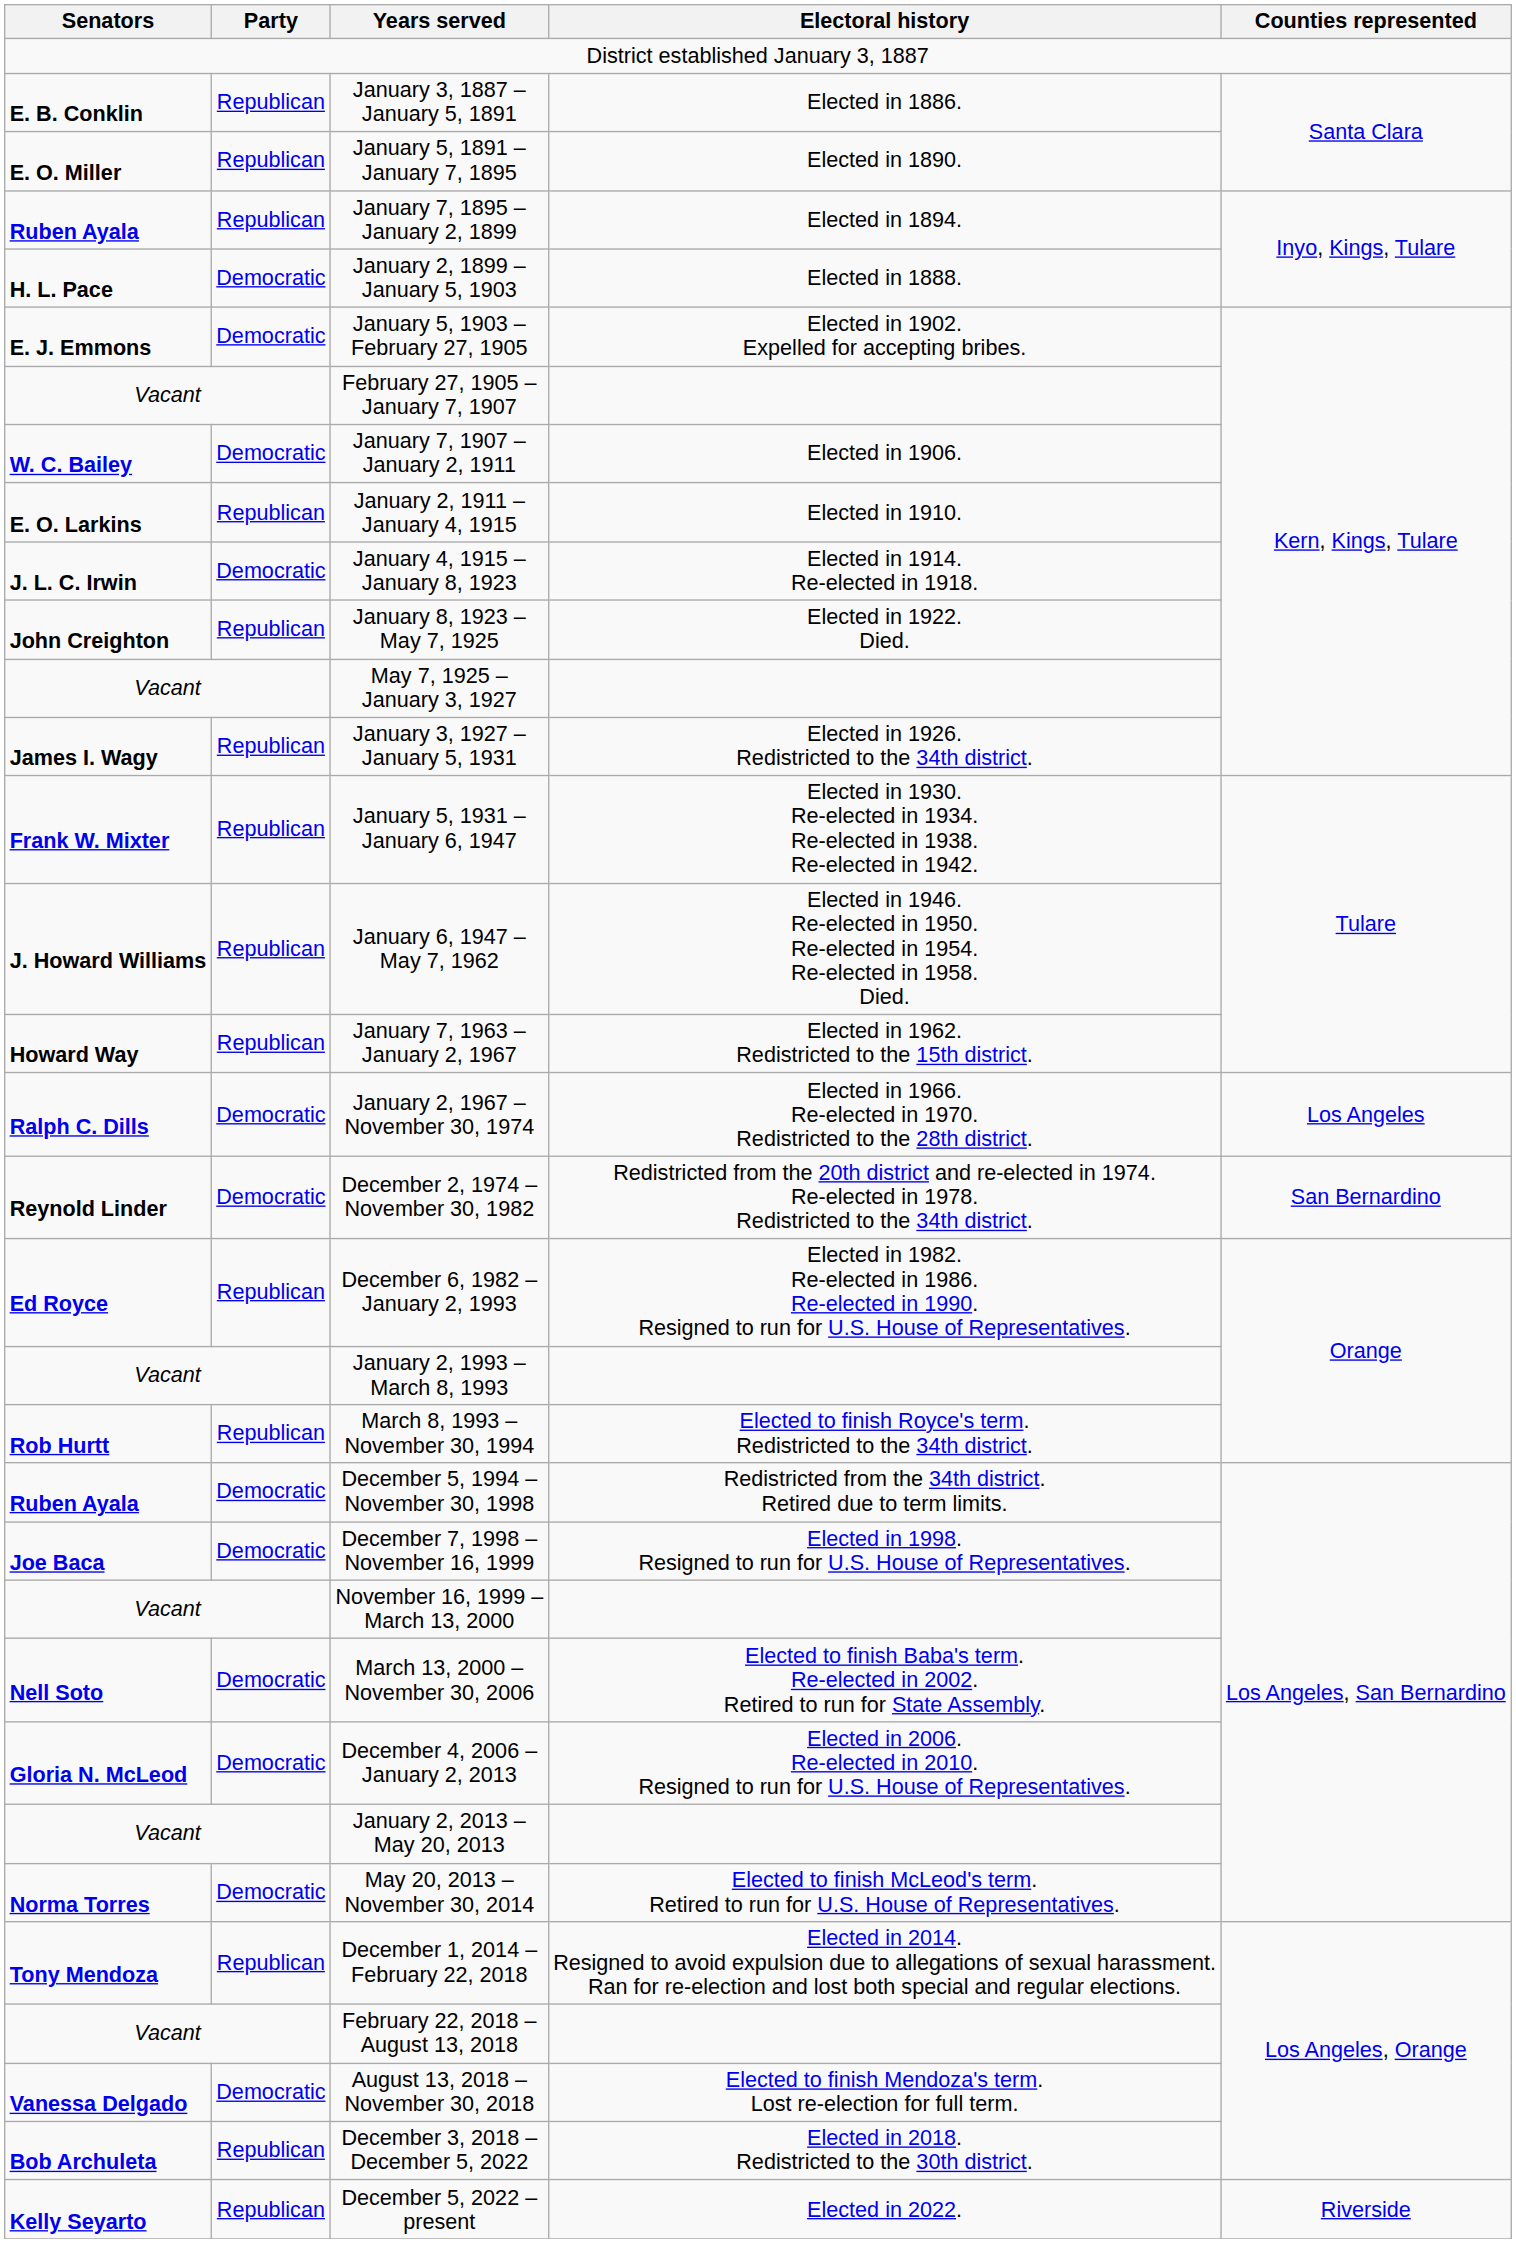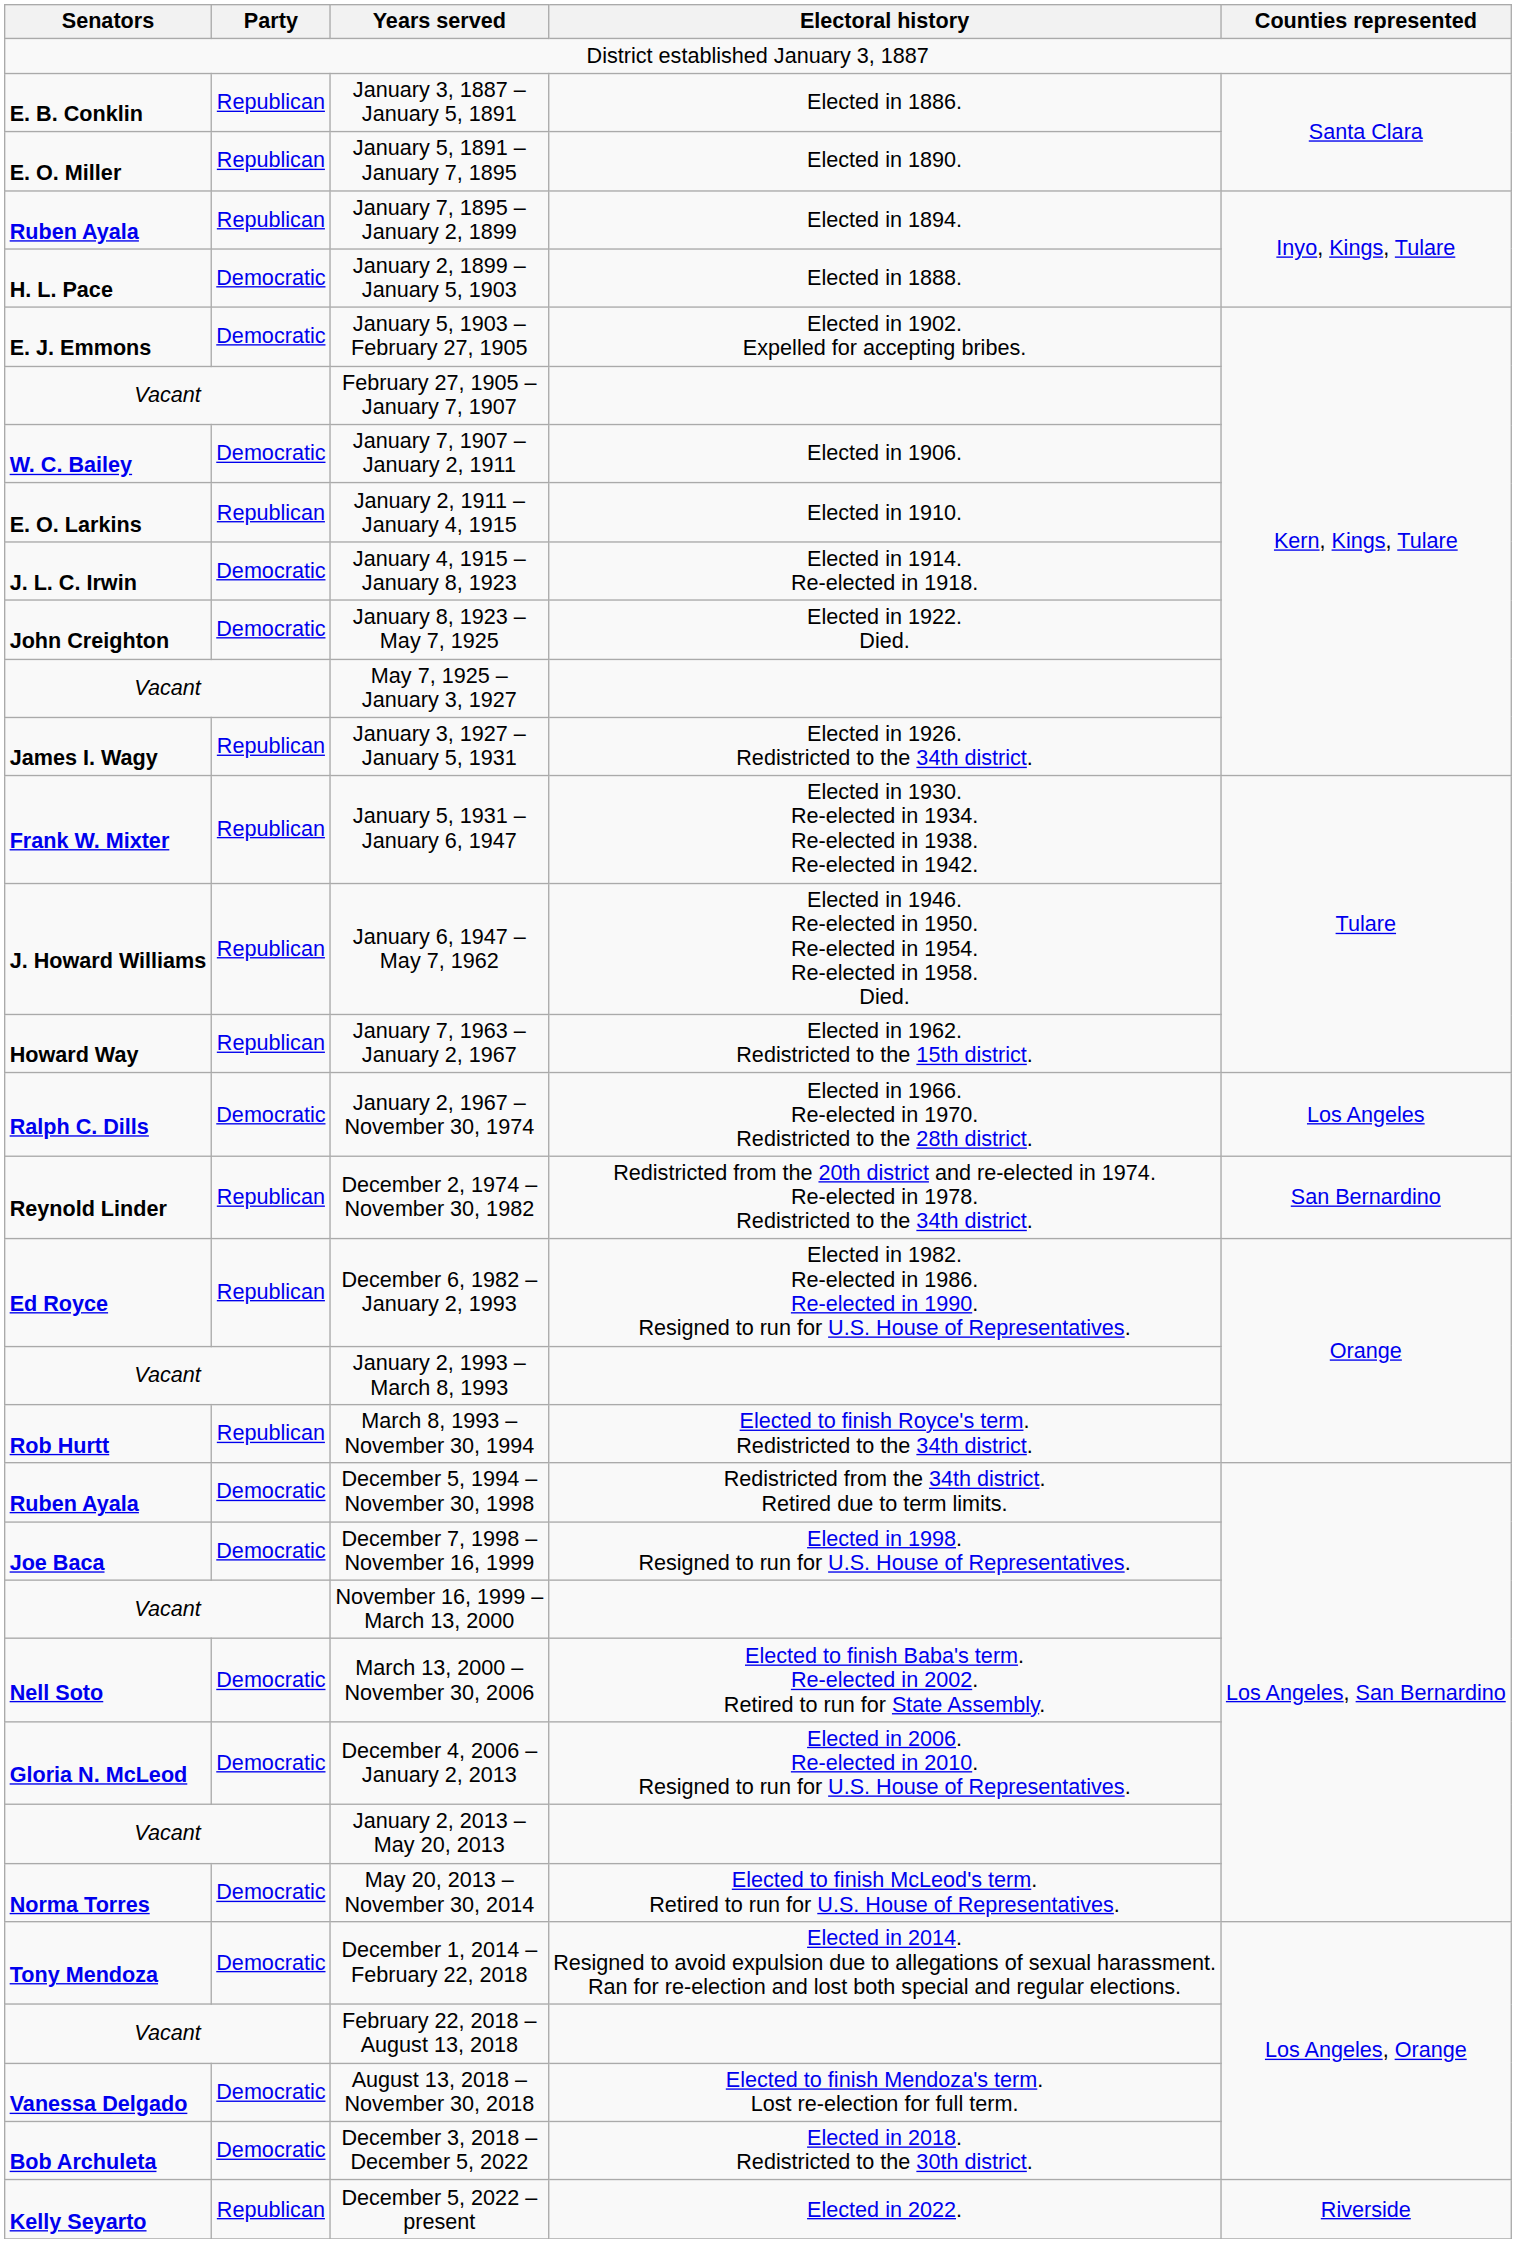(271, 629) Republican -> (271, 629) Democratic
(271, 1197) Democratic -> (271, 1197) Republican
(271, 1962) Republican -> (271, 1962) Democratic
(271, 2150) Republican -> (271, 2150) Democratic
